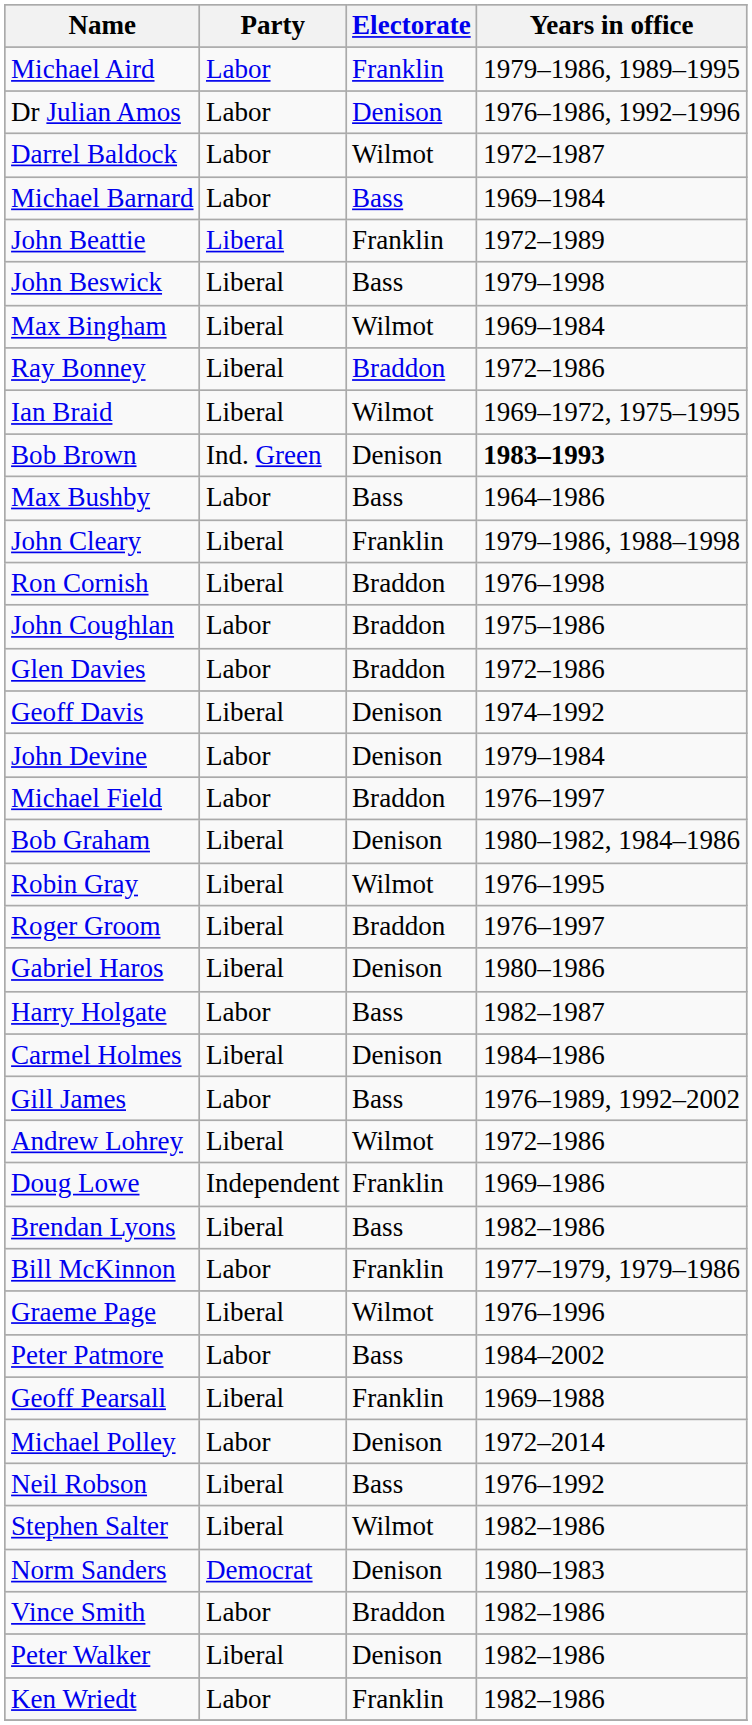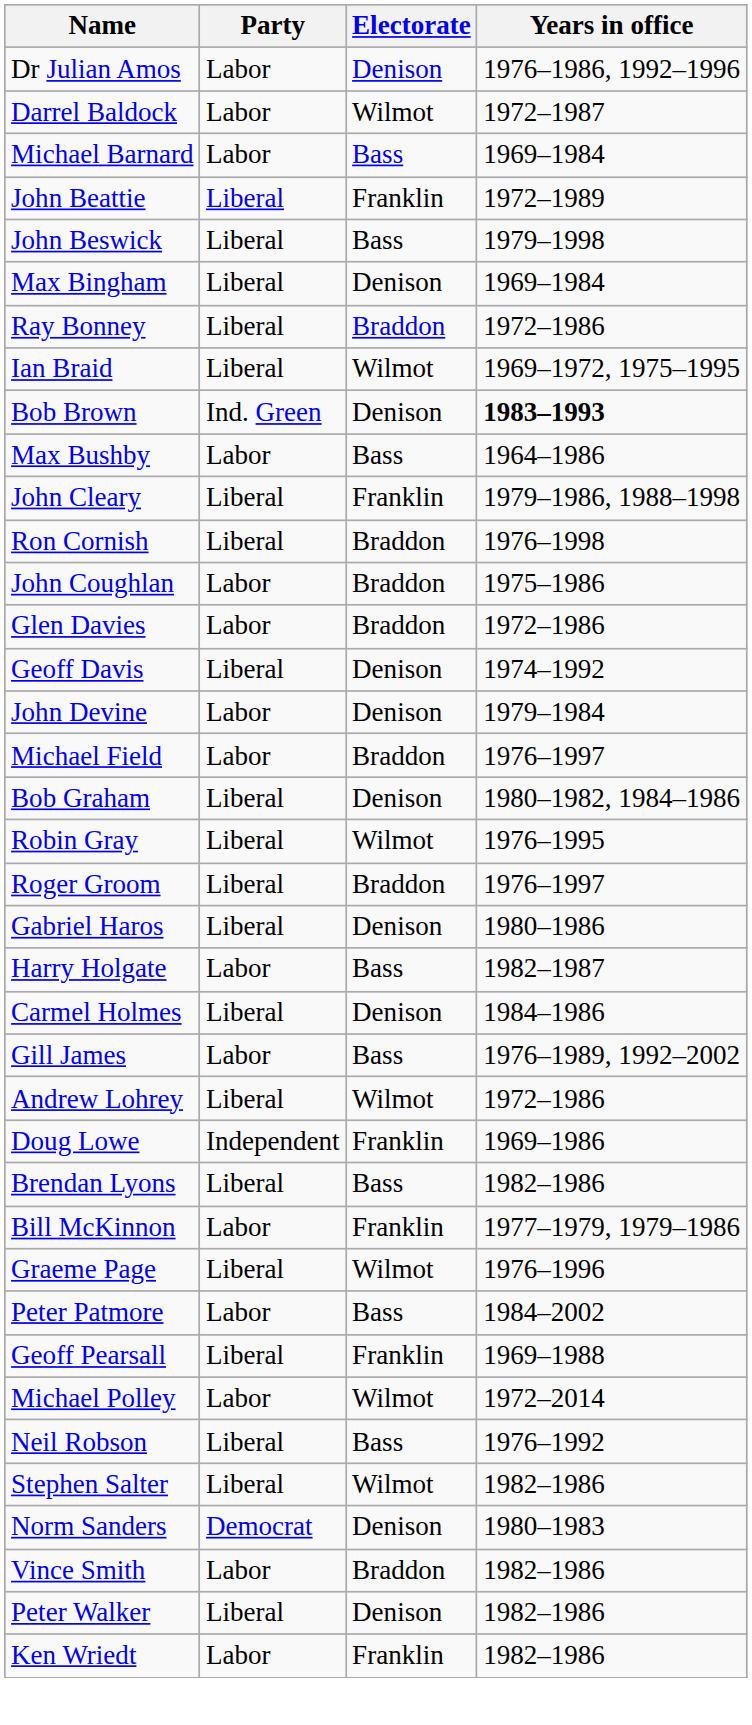- row: (83, 68)
(393, 326) Wilmot -> (397, 283) Denison
(397, 1441) Denison -> (393, 1398) Wilmot
